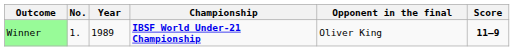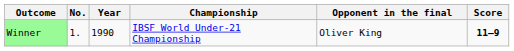(103, 33) 1989 -> (103, 33) 1990
(187, 33) bold -> (187, 33) normal
